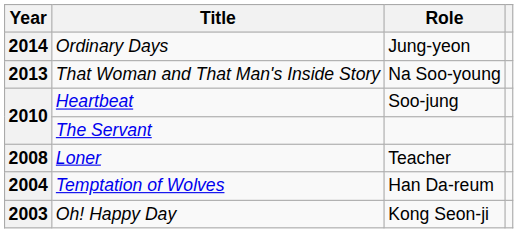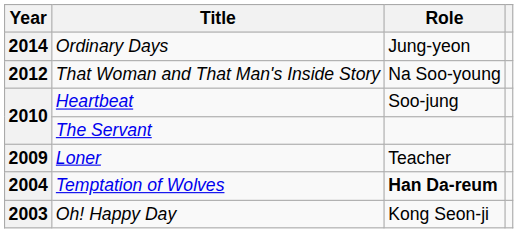(28, 74) 2013 -> (28, 74) 2012
(28, 158) 2008 -> (28, 158) 2009
(441, 185) normal -> (443, 185) bold
